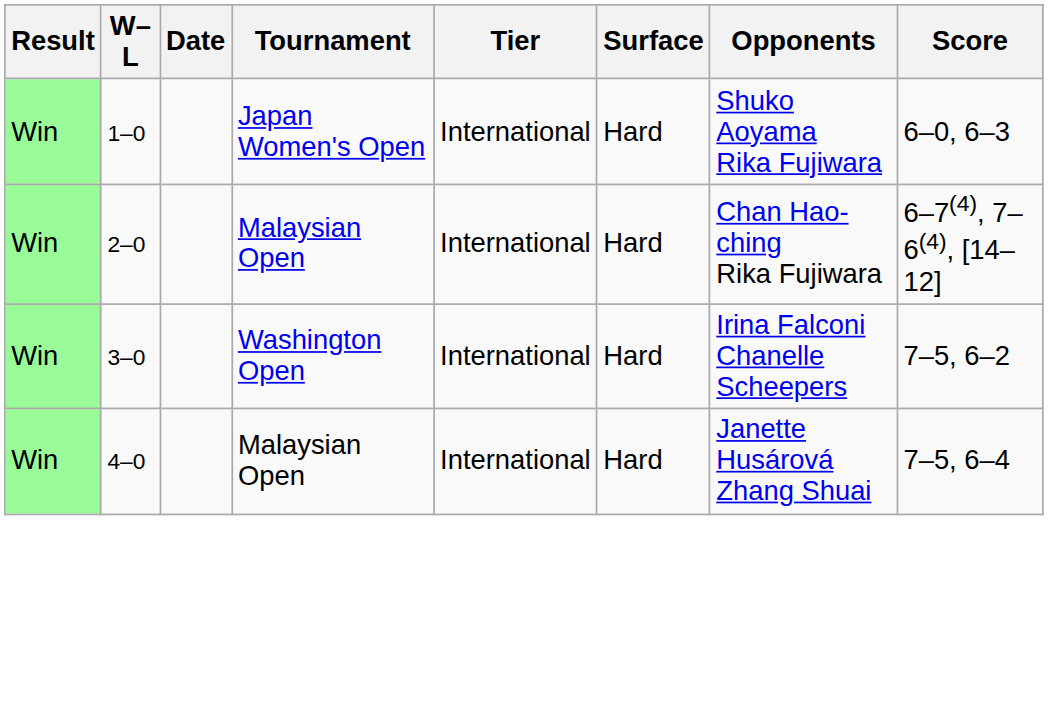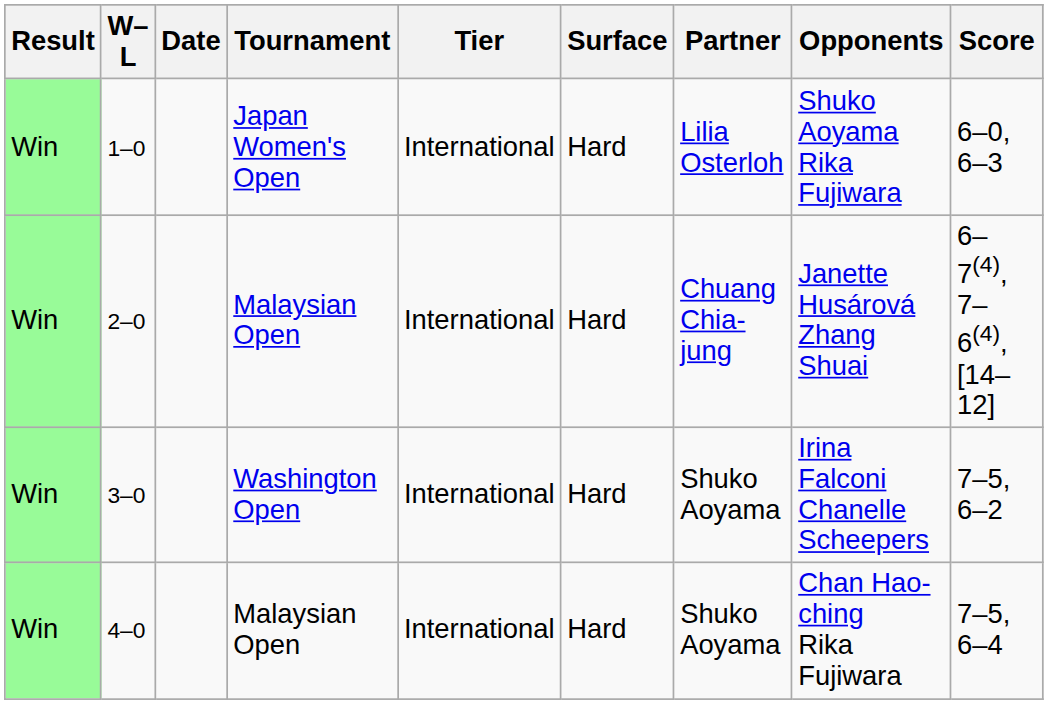+ column: (733, 41)
(799, 243) Chan Hao-ching Rika Fujiwara -> (857, 320) Janette Husárová Zhang Shuai
(794, 460) Janette Husárová Zhang Shuai -> (864, 630) Chan Hao-ching Rika Fujiwara
